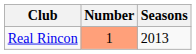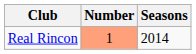(155, 37) 2013 -> (155, 37) 2014
